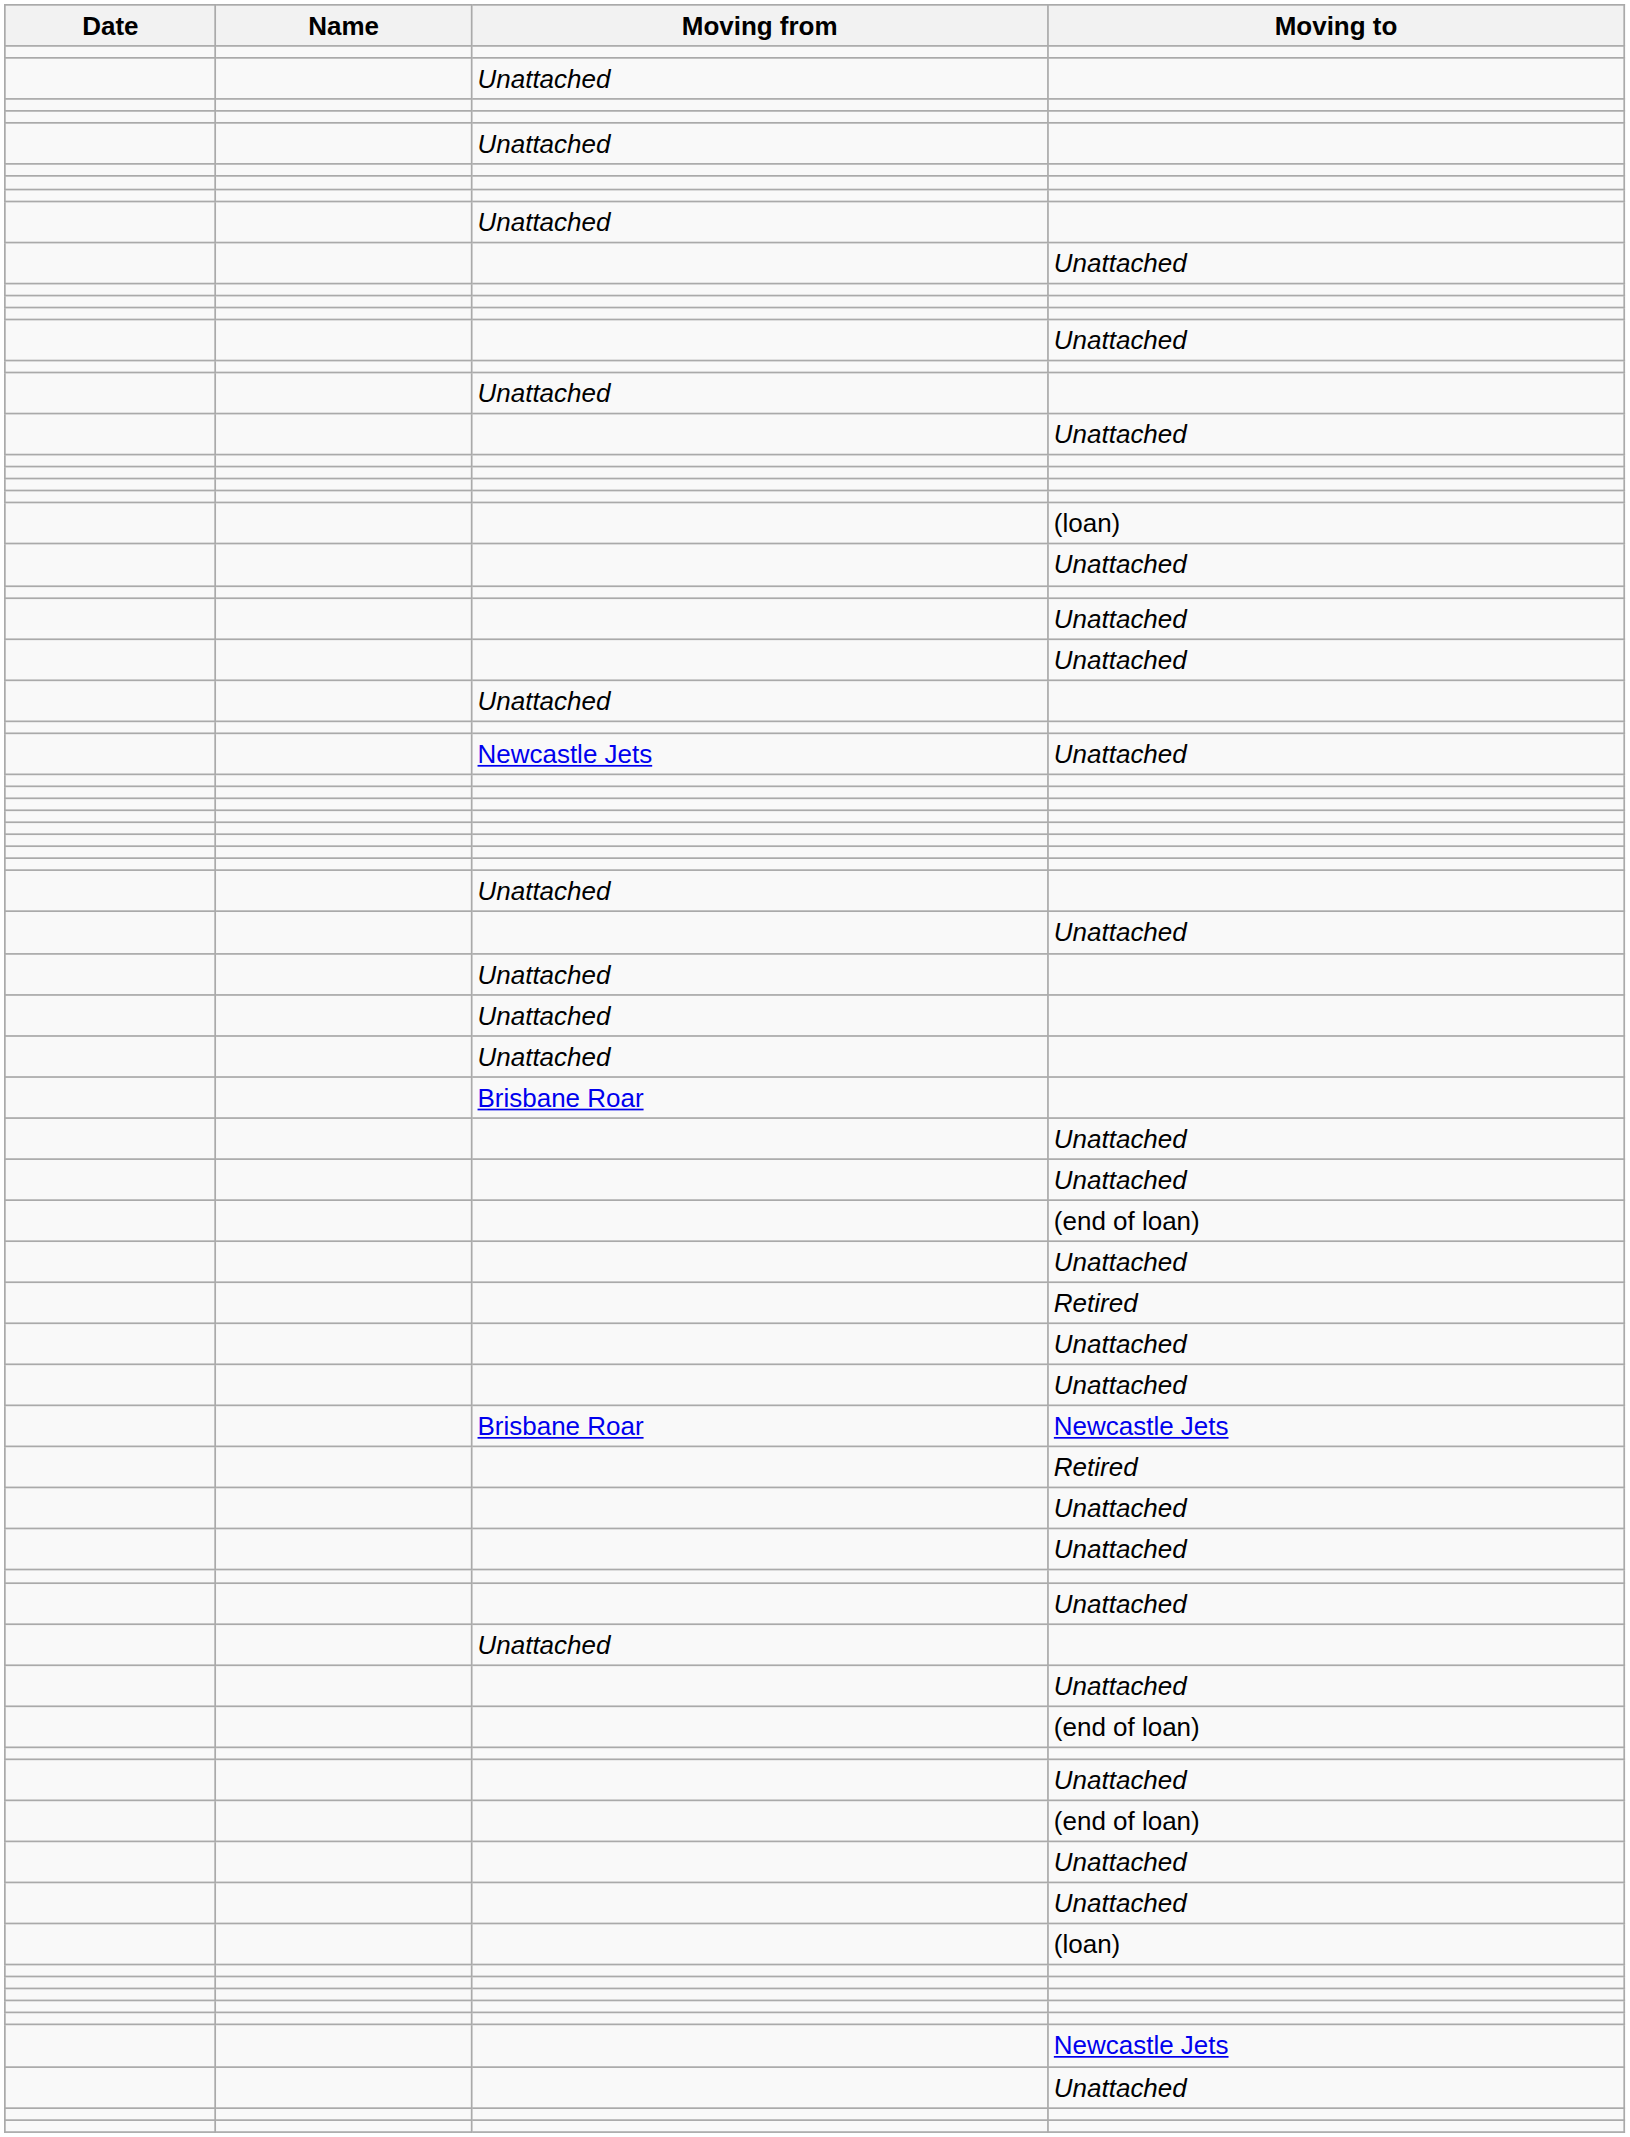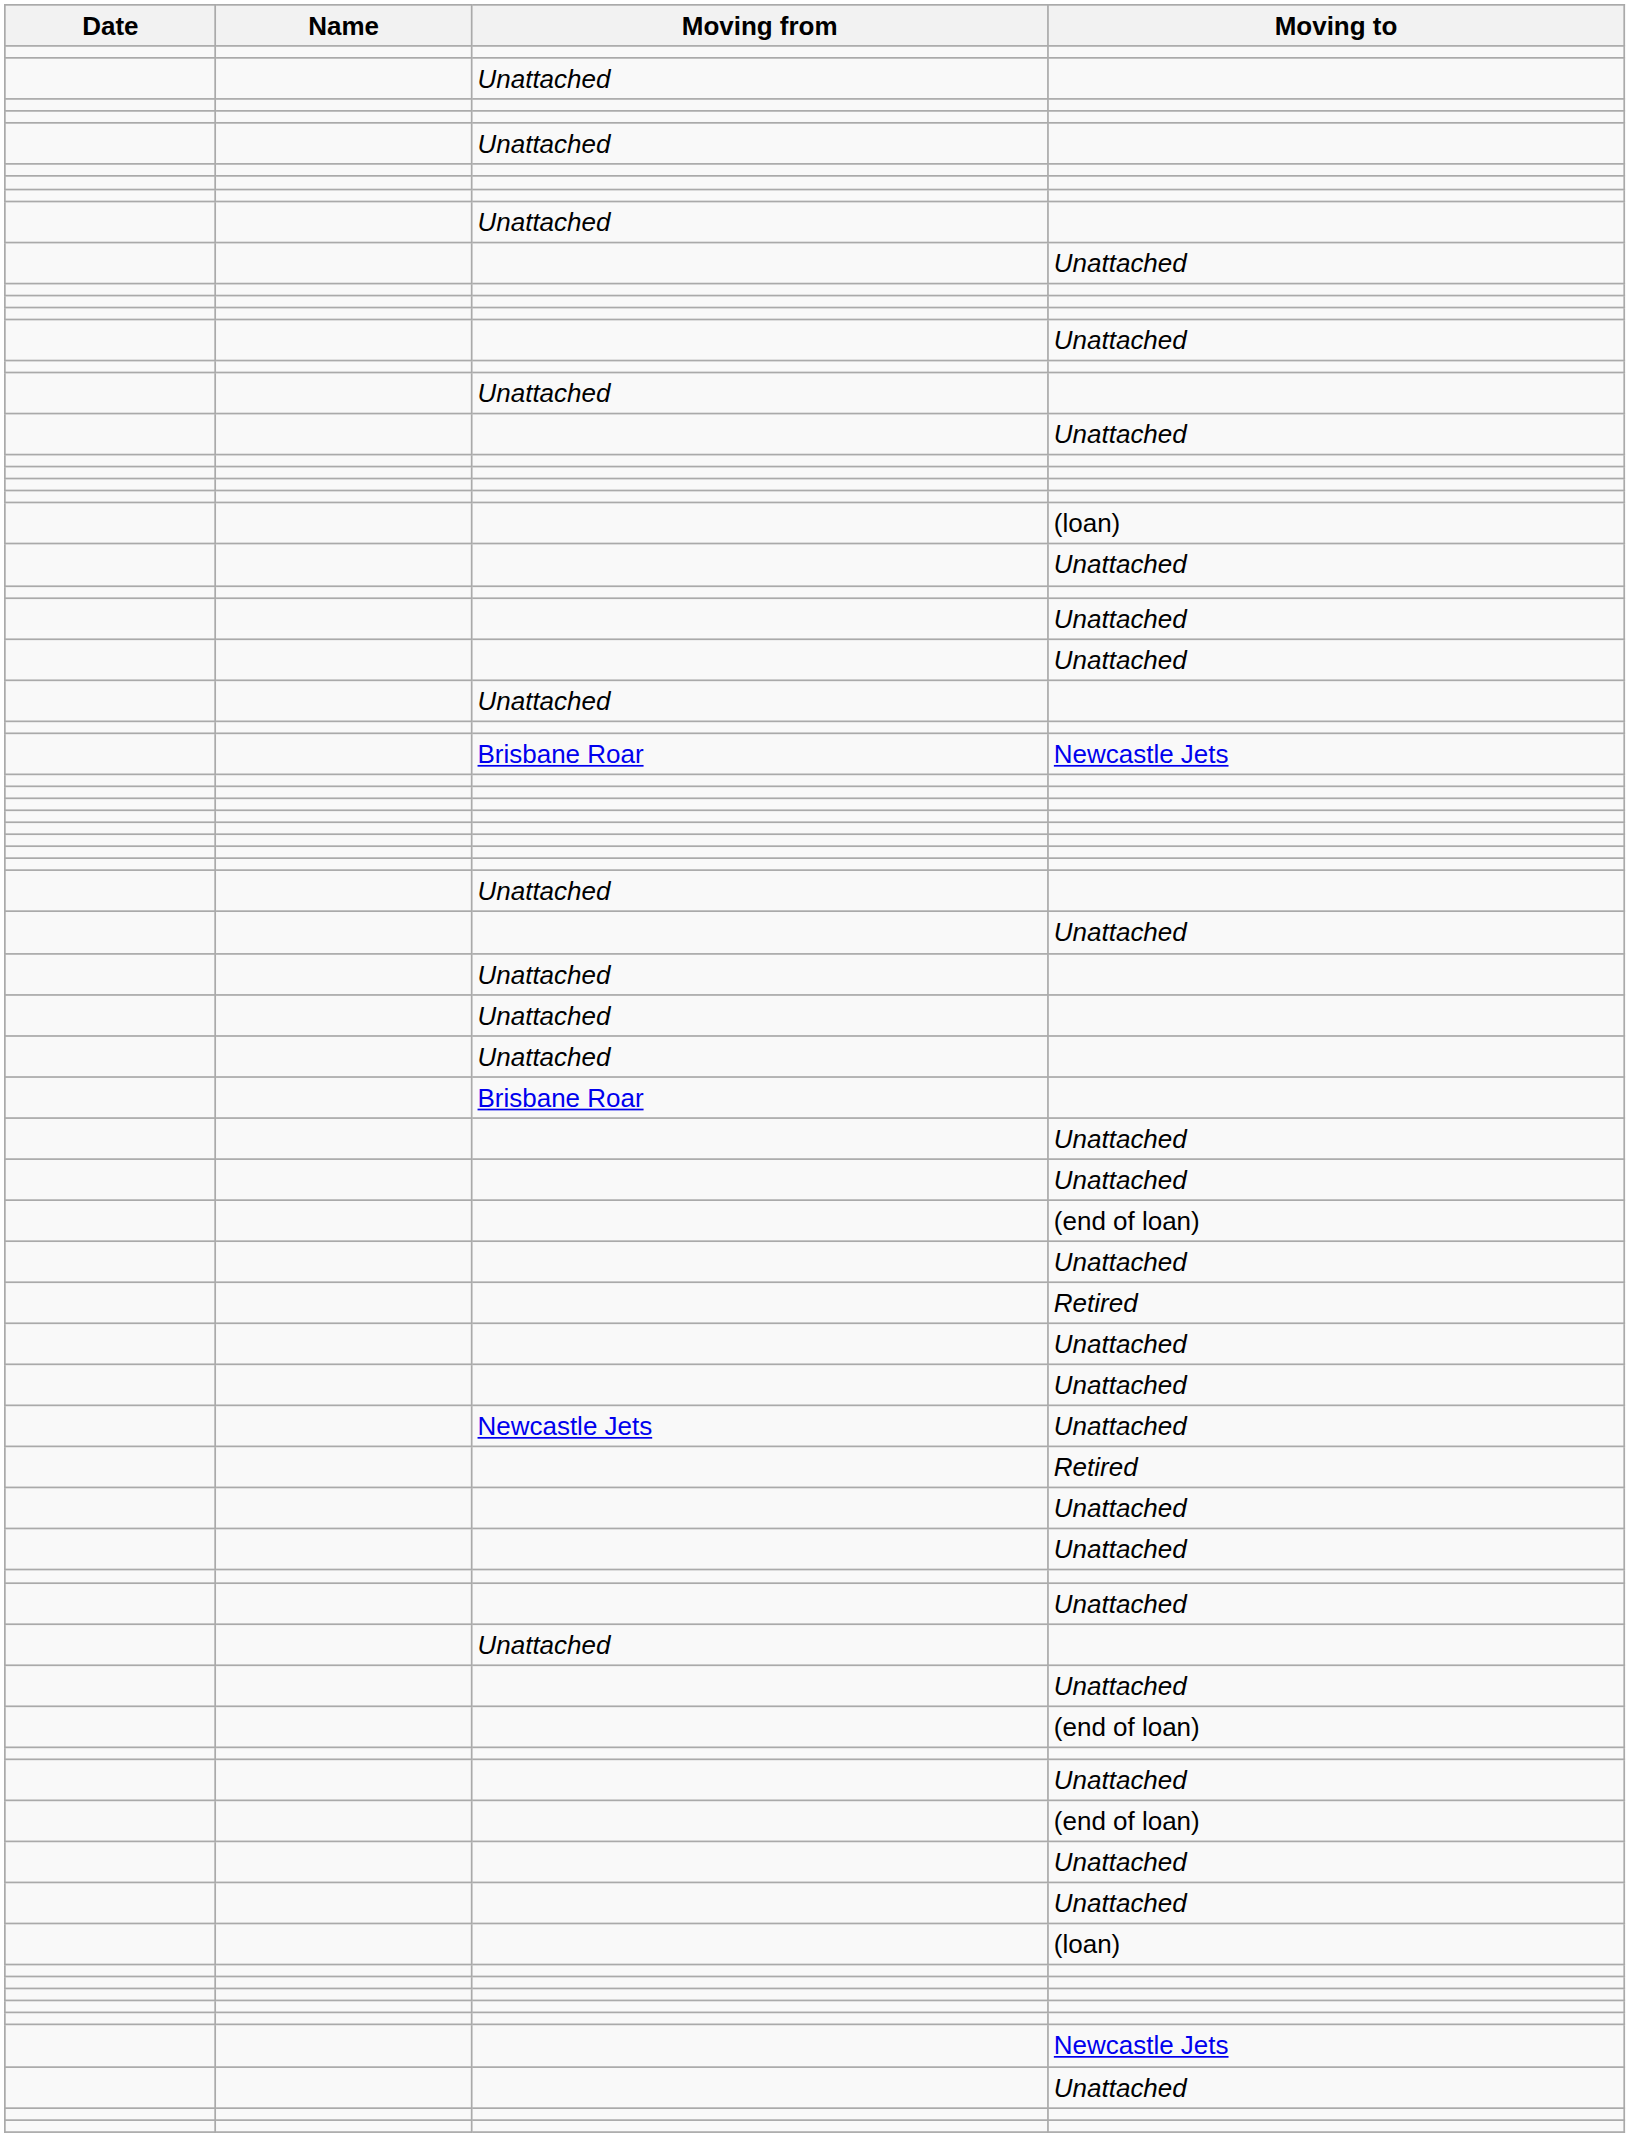rows swapped: (561, 1426) <-> (565, 754)
